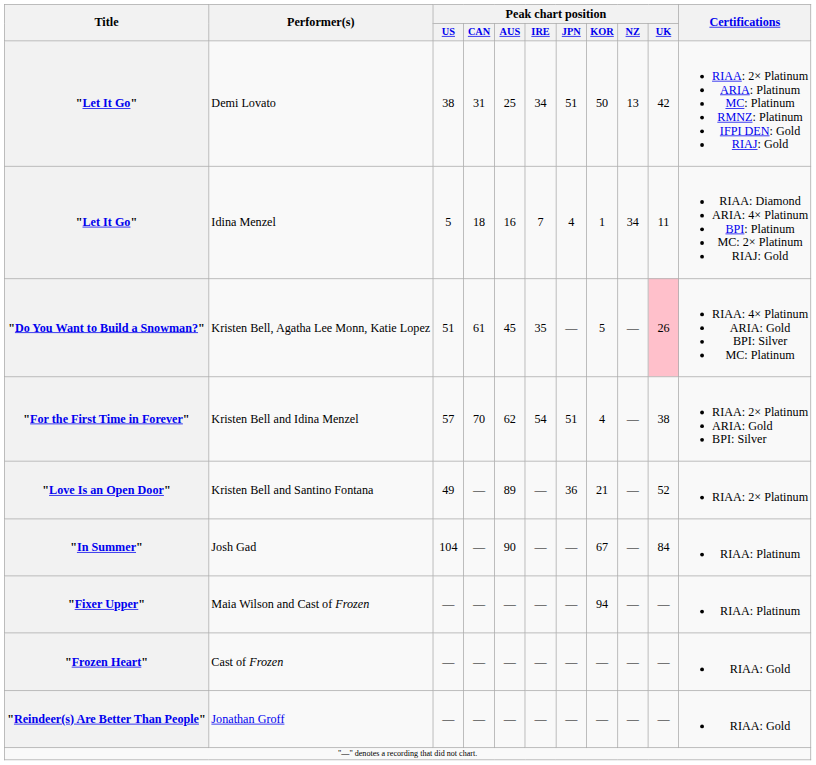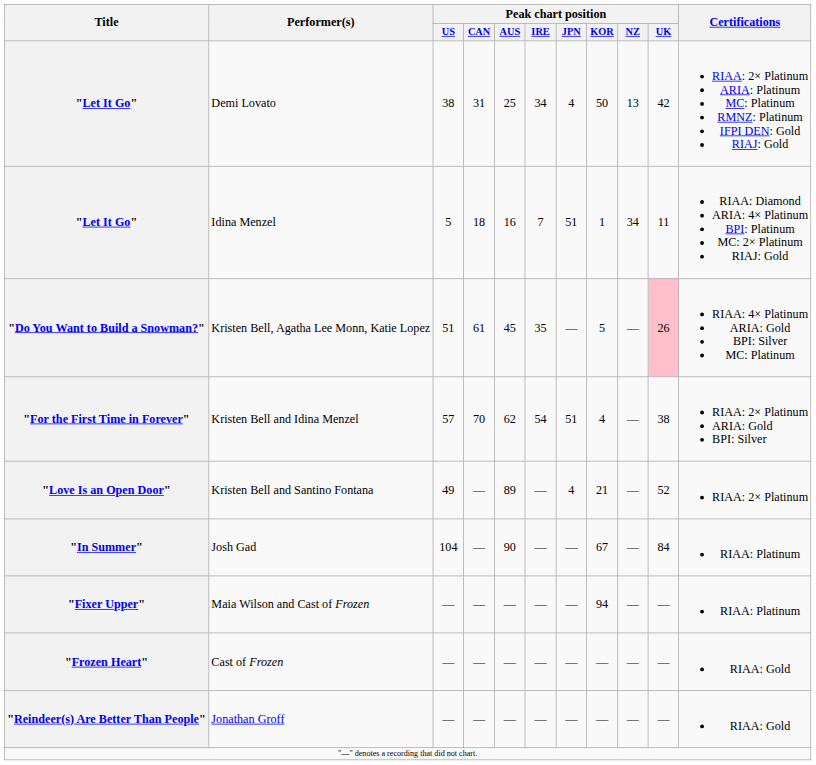(571, 103) 51 -> (571, 103) 4
(571, 222) 4 -> (571, 222) 51
(571, 490) 36 -> (571, 490) 4
